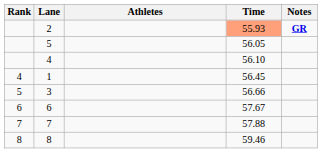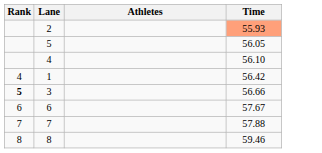- column: (299, 12)
(254, 76) 56.45 -> (254, 76) 56.42
(19, 92) normal -> (19, 92) bold
